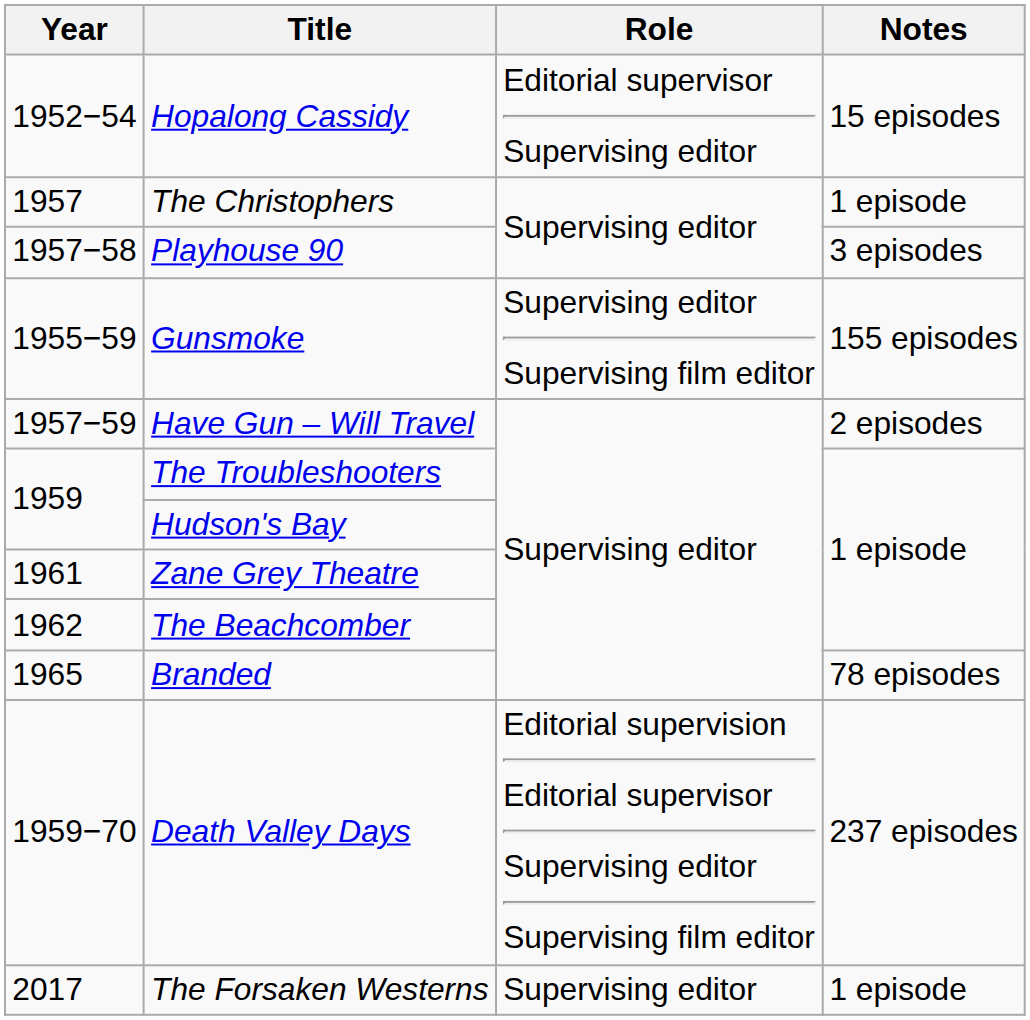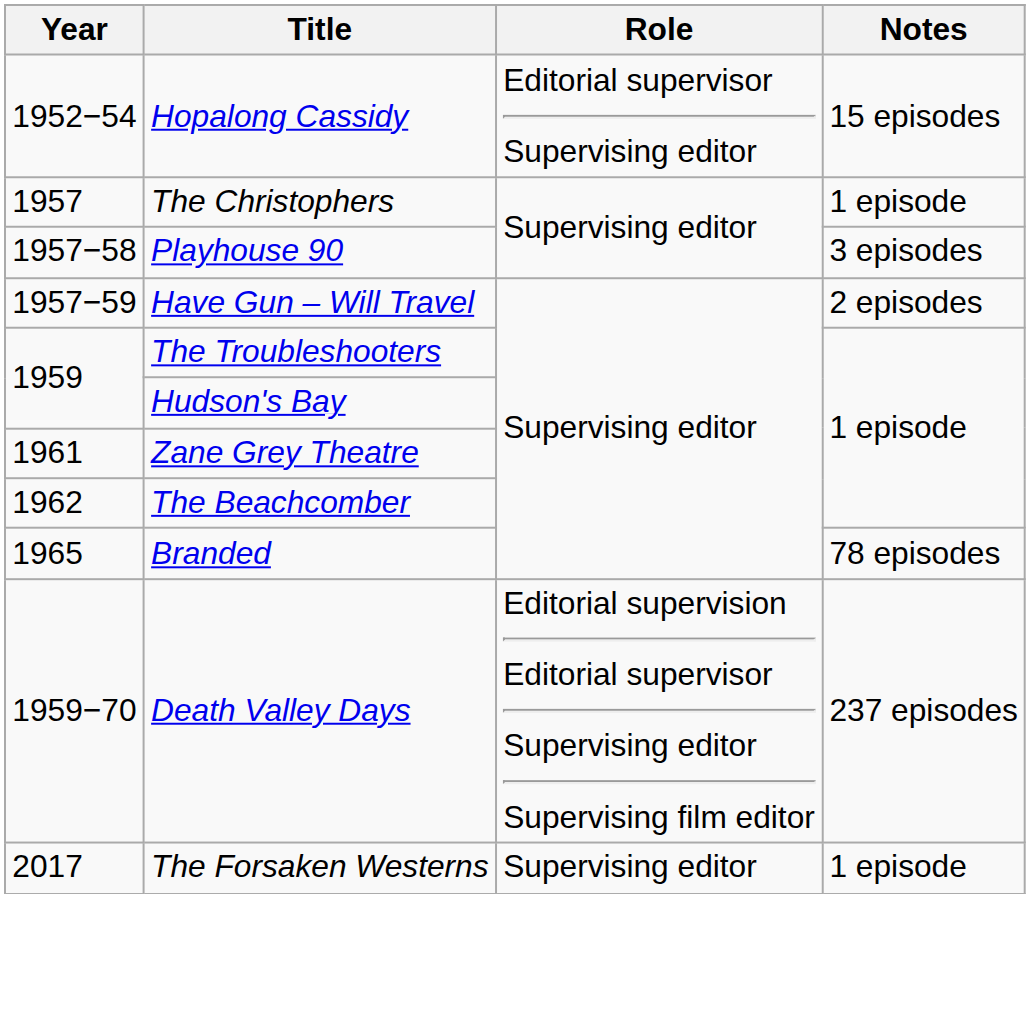- row: (228, 337)
